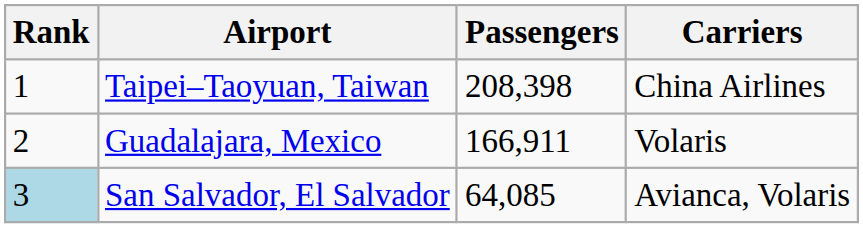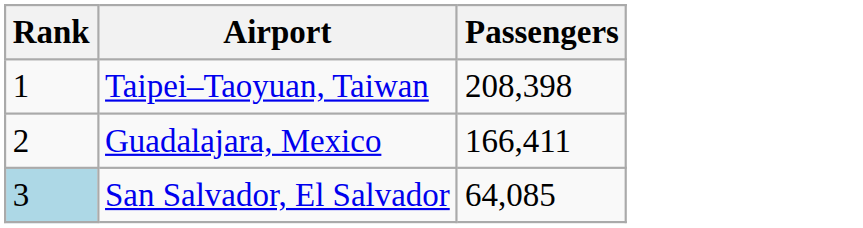- column: (742, 31)
(518, 140) 166,911 -> (518, 140) 166,411
